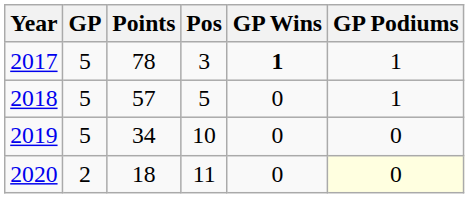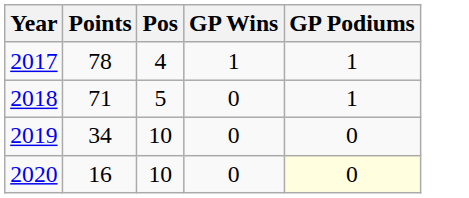- column: (85, 23)
(204, 60) 3 -> (160, 60) 4
(277, 60) bold -> (234, 60) normal
(144, 98) 57 -> (100, 98) 71
(144, 173) 18 -> (100, 173) 16
(204, 173) 11 -> (160, 173) 10
